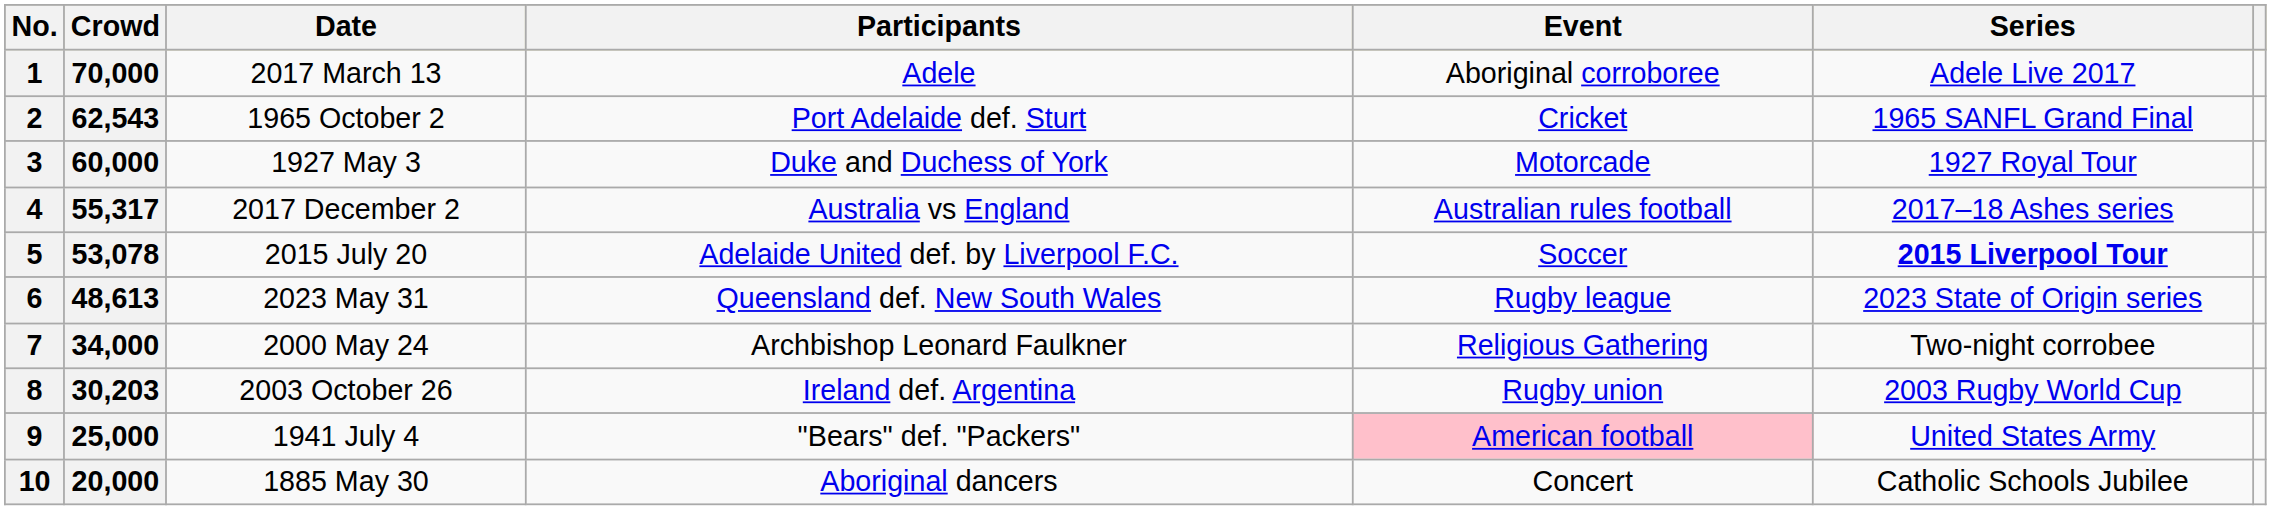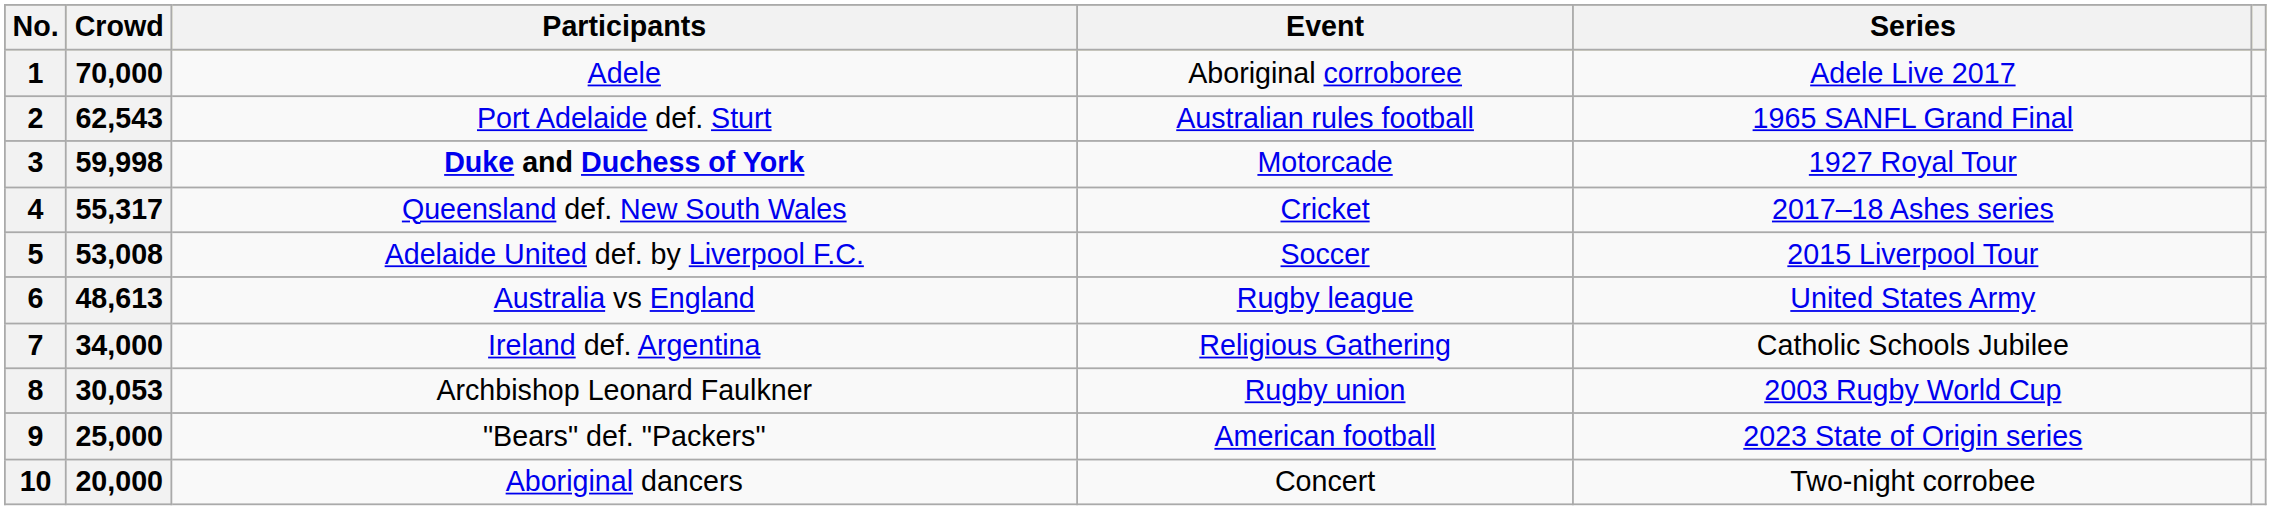- column: (346, 27)
(1583, 118) Cricket -> (1325, 118) Australian rules football
(115, 163) 60,000 -> (119, 163) 59,998
(939, 163) normal -> (624, 163) bold
(939, 208) Australia vs England -> (624, 208) Queensland def. New South Wales
(1583, 208) Australian rules football -> (1325, 208) Cricket
(115, 254) 53,078 -> (119, 254) 53,008
(2033, 254) bold -> (1913, 254) normal
(939, 299) Queensland def. New South Wales -> (624, 299) Australia vs England
(2033, 299) 2023 State of Origin series -> (1913, 299) United States Army
(939, 345) Archbishop Leonard Faulkner -> (624, 345) Ireland def. Argentina
(2033, 345) Two-night corrobee -> (1913, 345) Catholic Schools Jubilee
(115, 390) 30,203 -> (119, 390) 30,053
(939, 390) Ireland def. Argentina -> (624, 390) Archbishop Leonard Faulkner
(1583, 436) pink background -> (1325, 436) no background
(2033, 436) United States Army -> (1913, 436) 2023 State of Origin series
(2033, 481) Catholic Schools Jubilee -> (1913, 481) Two-night corrobee
